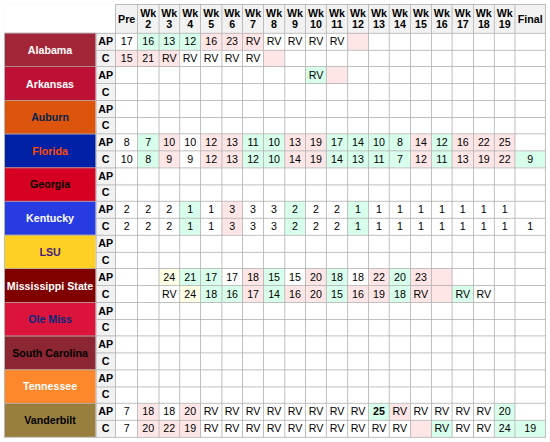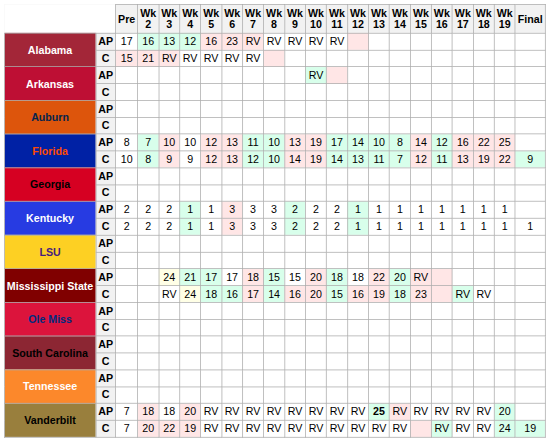(421, 278) 23 -> (421, 278) RV
(421, 294) RV -> (421, 294) 23
